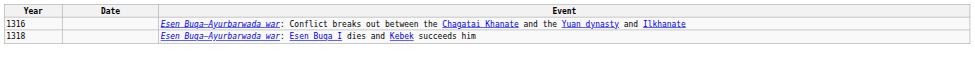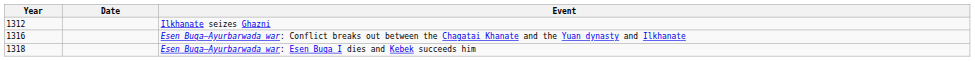+ row: (216, 24)
